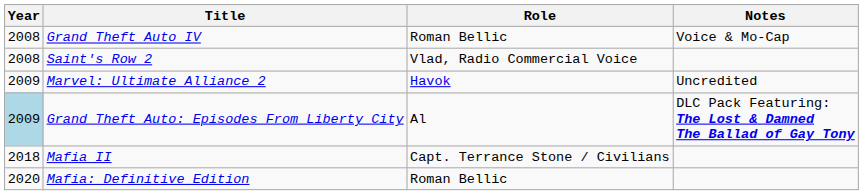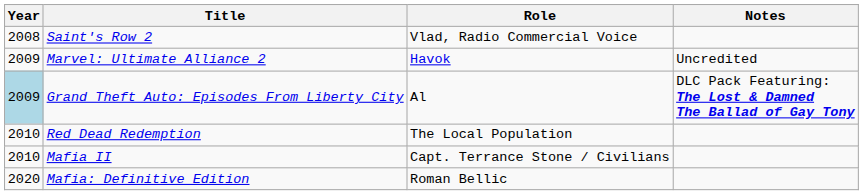- row: (124, 38)
+ row: (124, 135)
(24, 157) 2018 -> (24, 157) 2010
